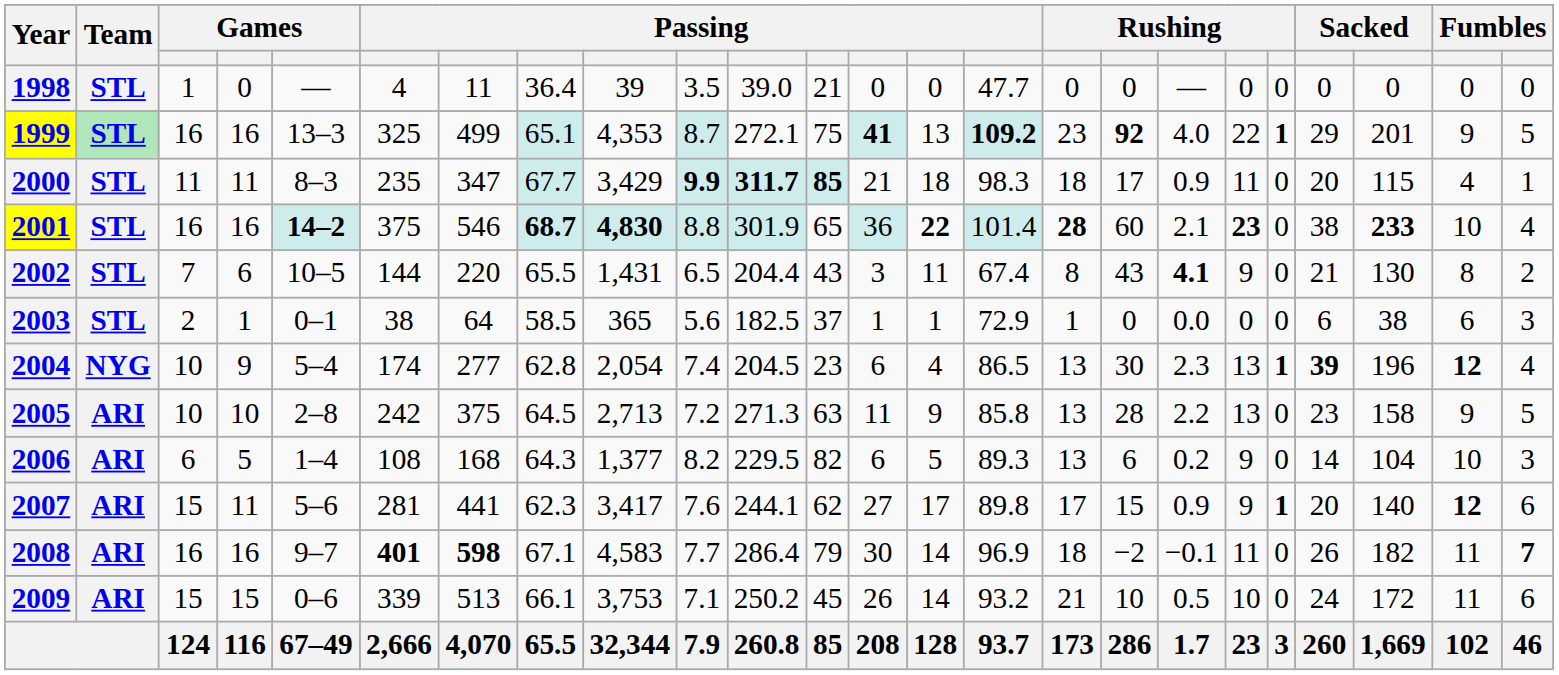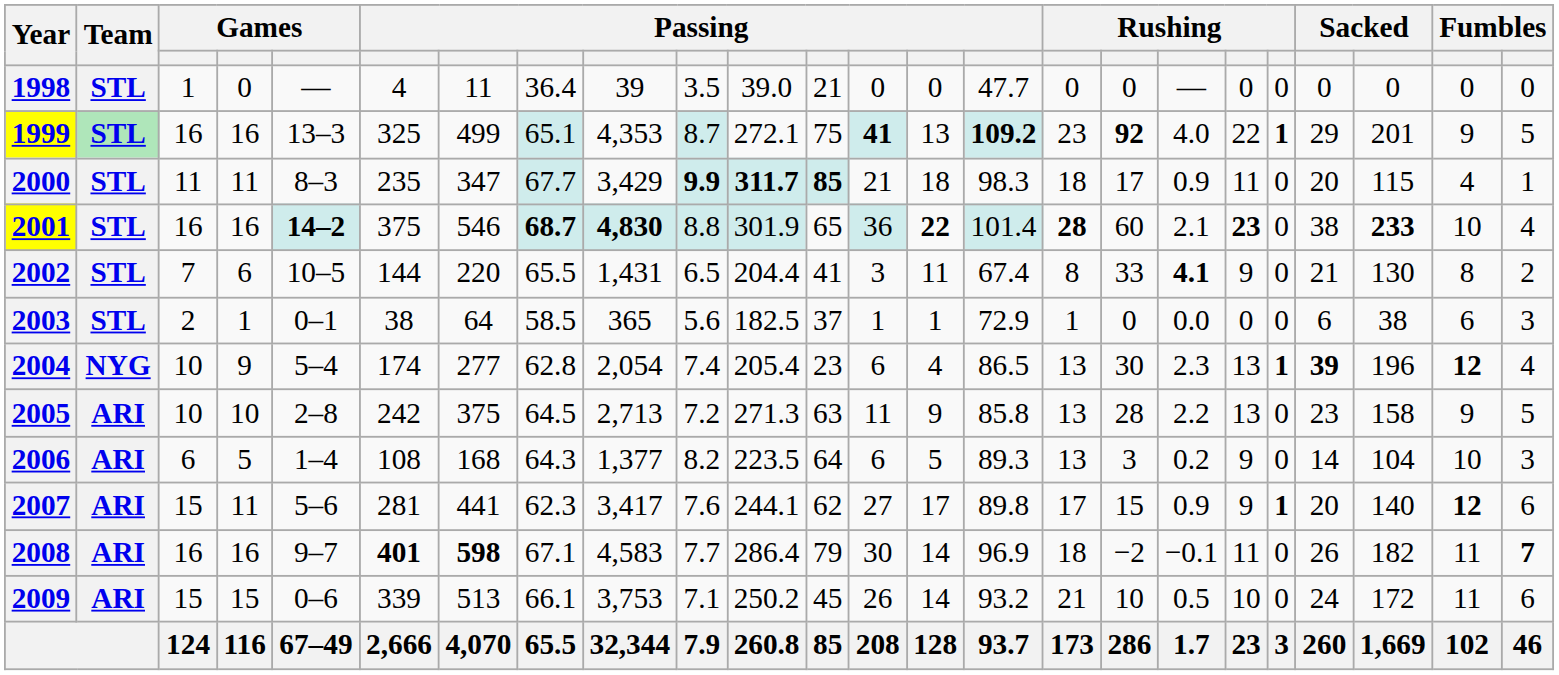(828, 273) 43 -> (828, 273) 41
(1129, 273) 43 -> (1129, 273) 33
(767, 366) 204.5 -> (767, 366) 205.4
(767, 459) 229.5 -> (767, 459) 223.5
(828, 459) 82 -> (828, 459) 64
(1129, 459) 6 -> (1129, 459) 3
